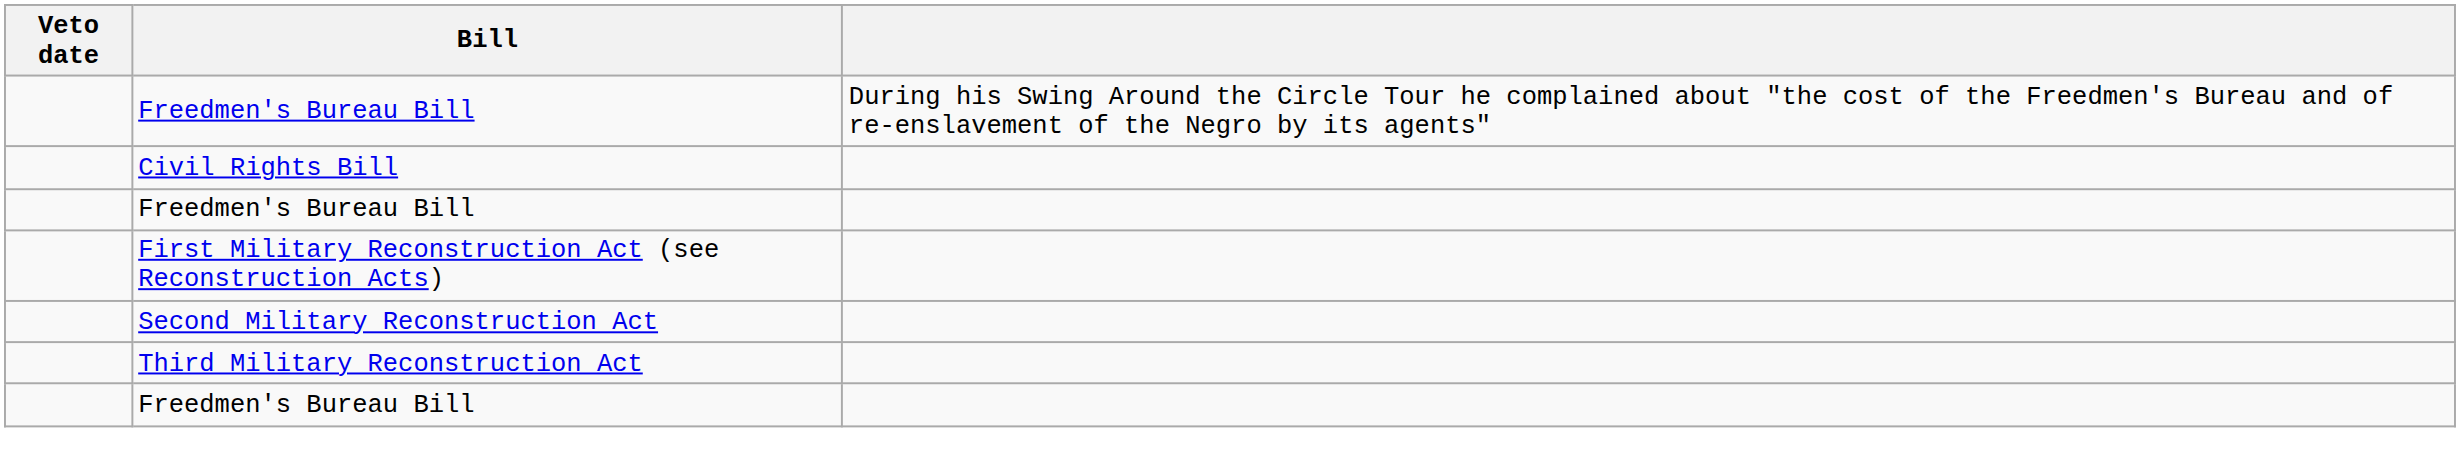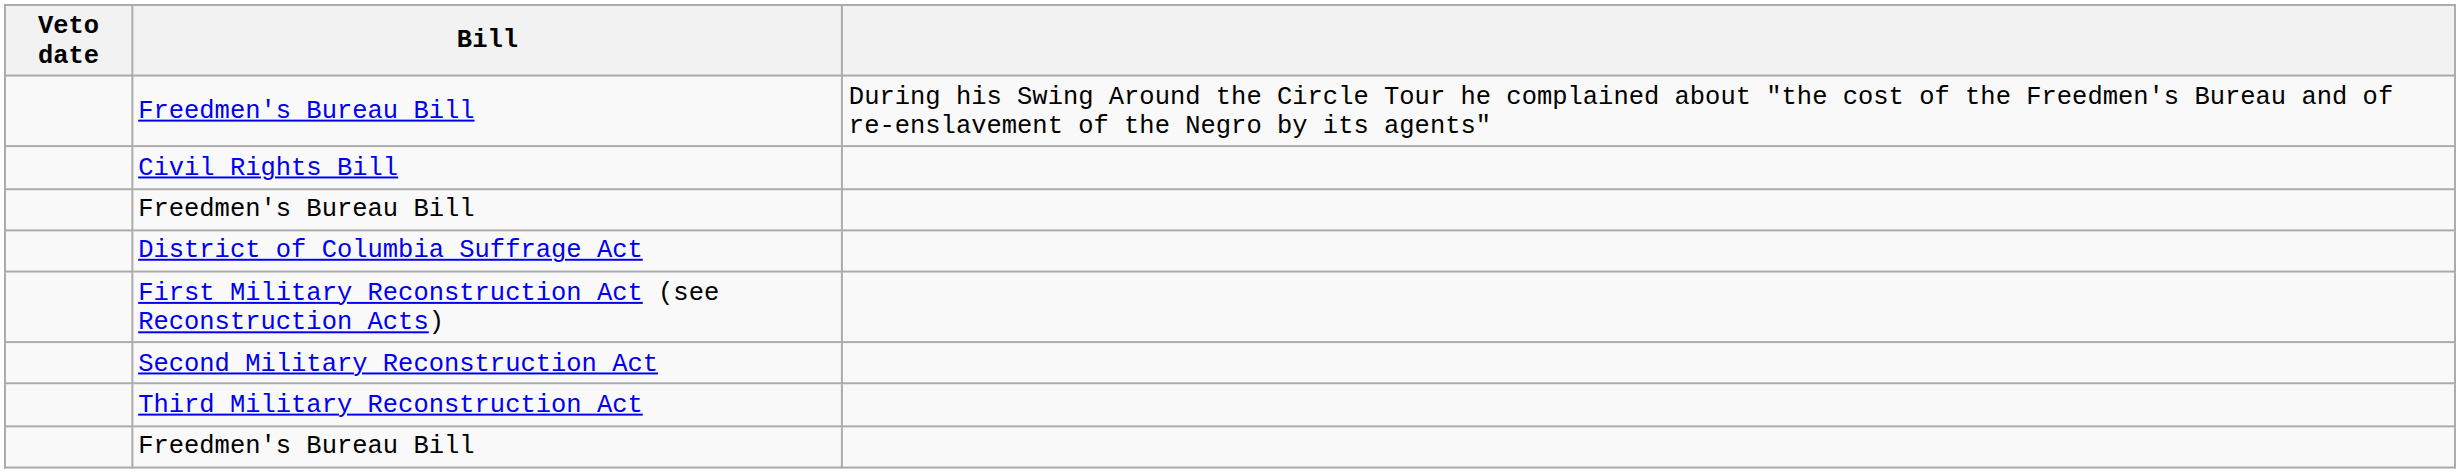+ row: (390, 251)
